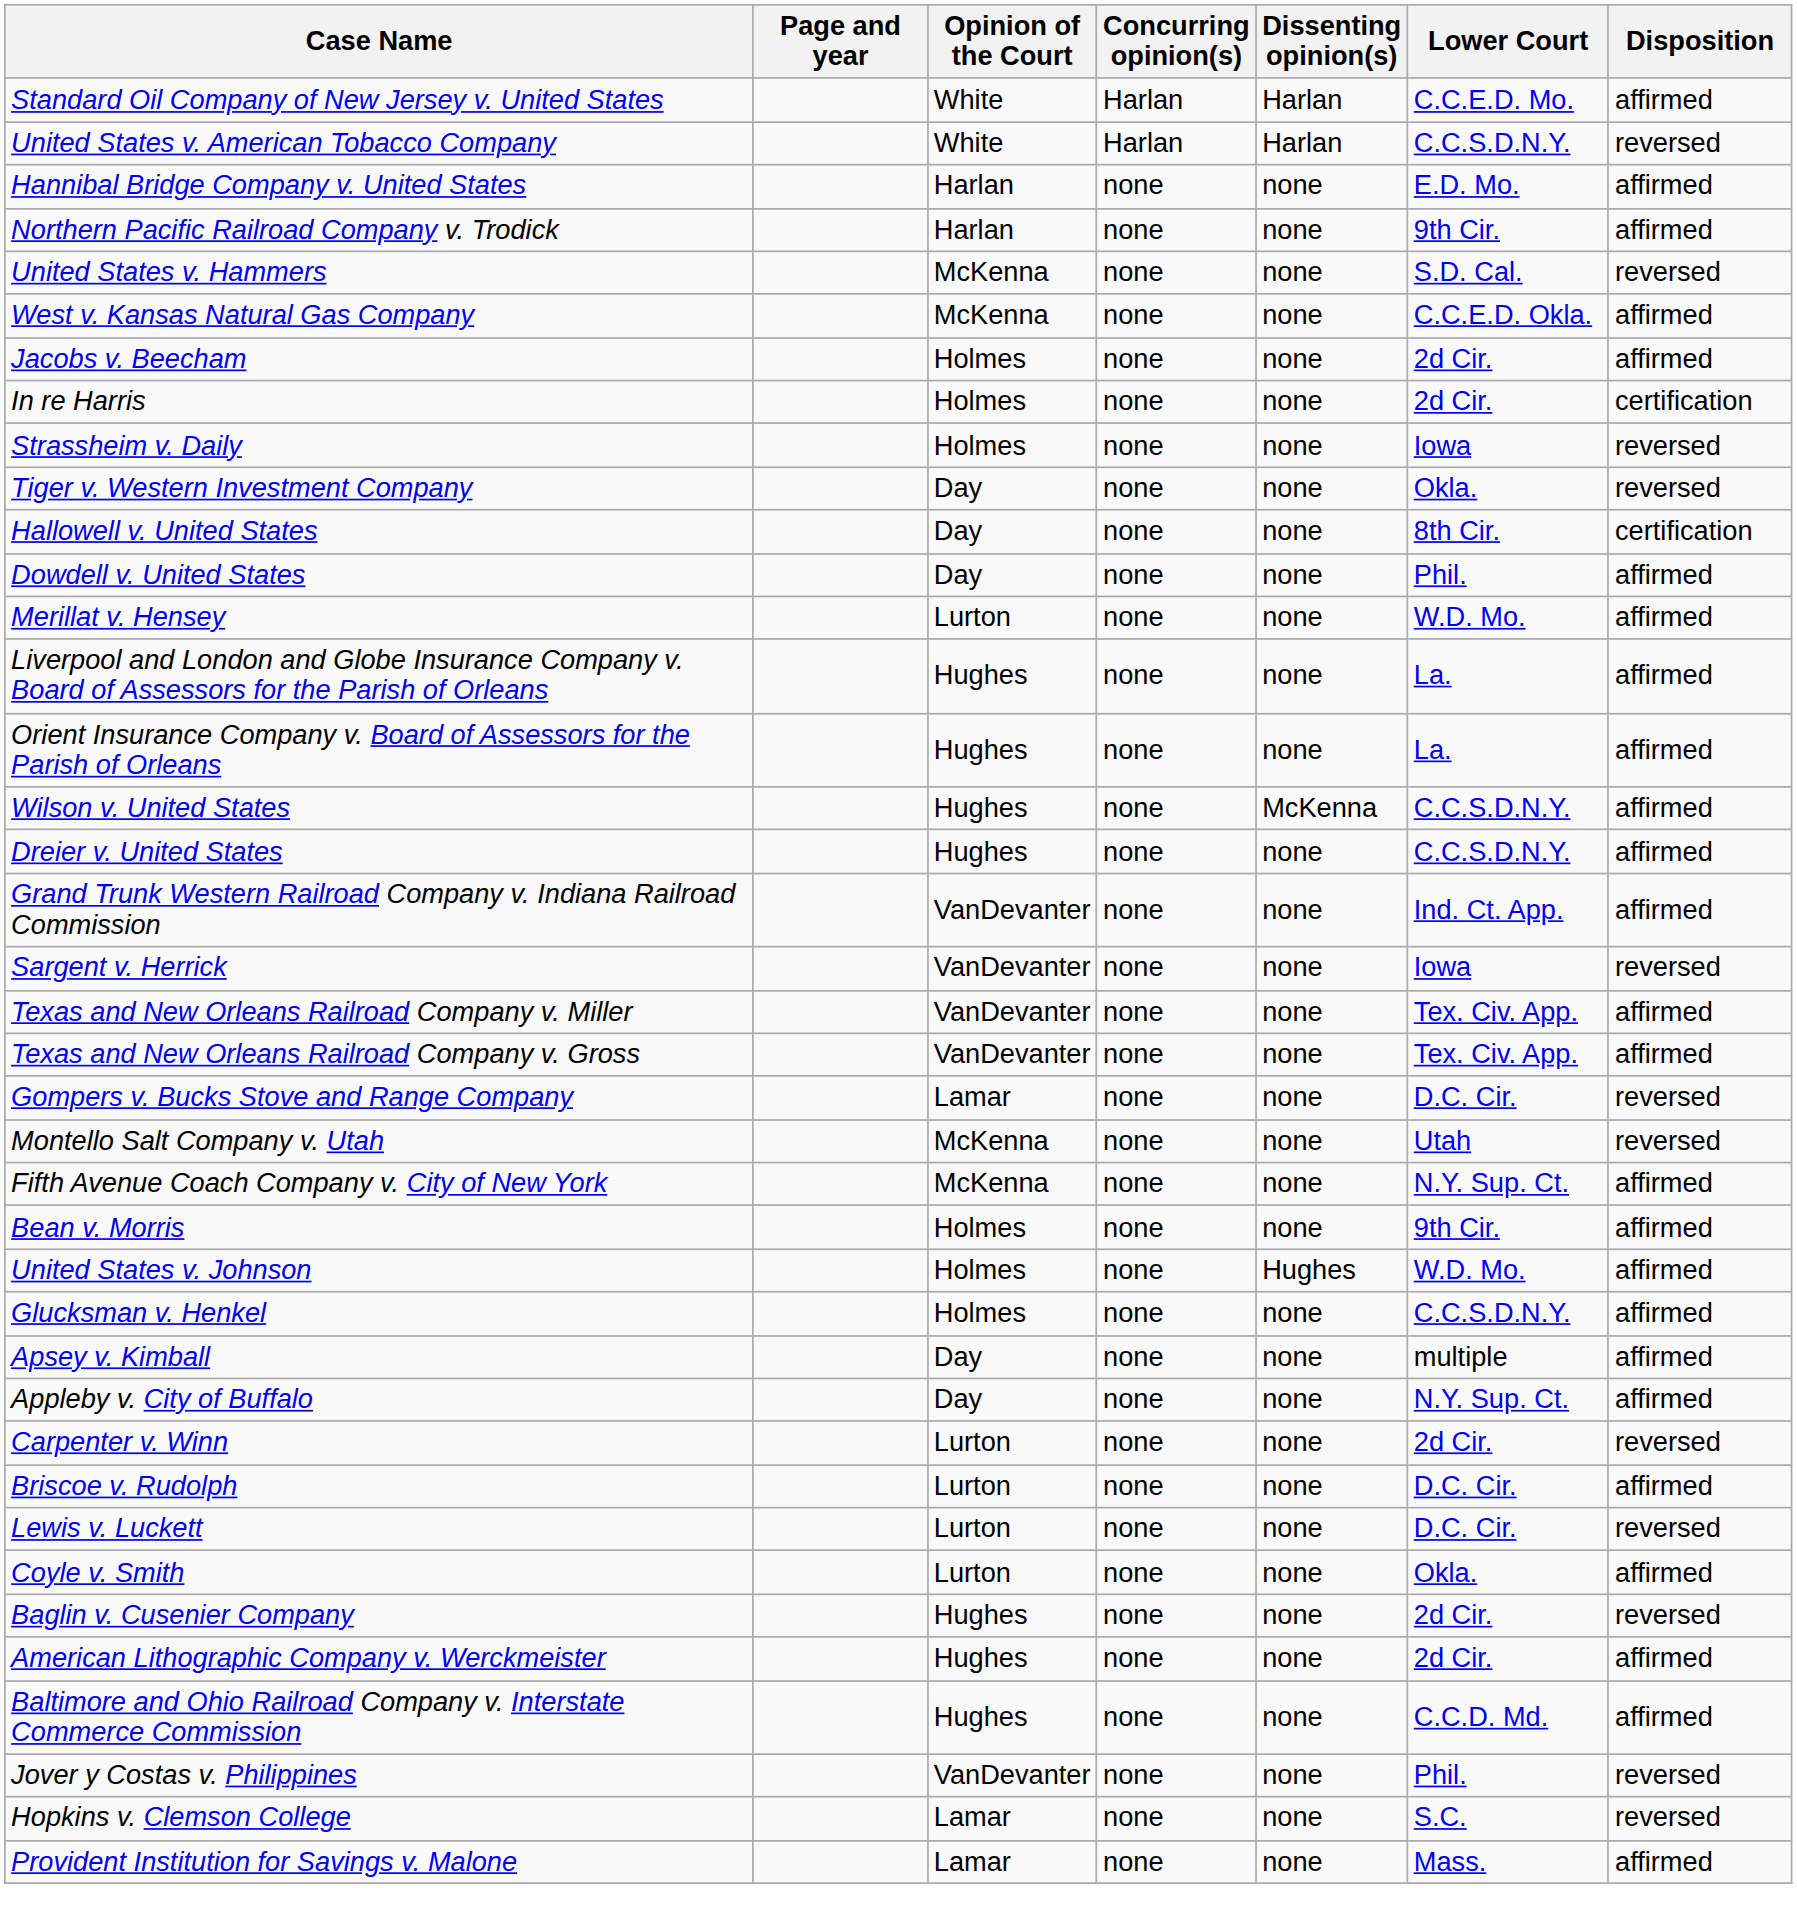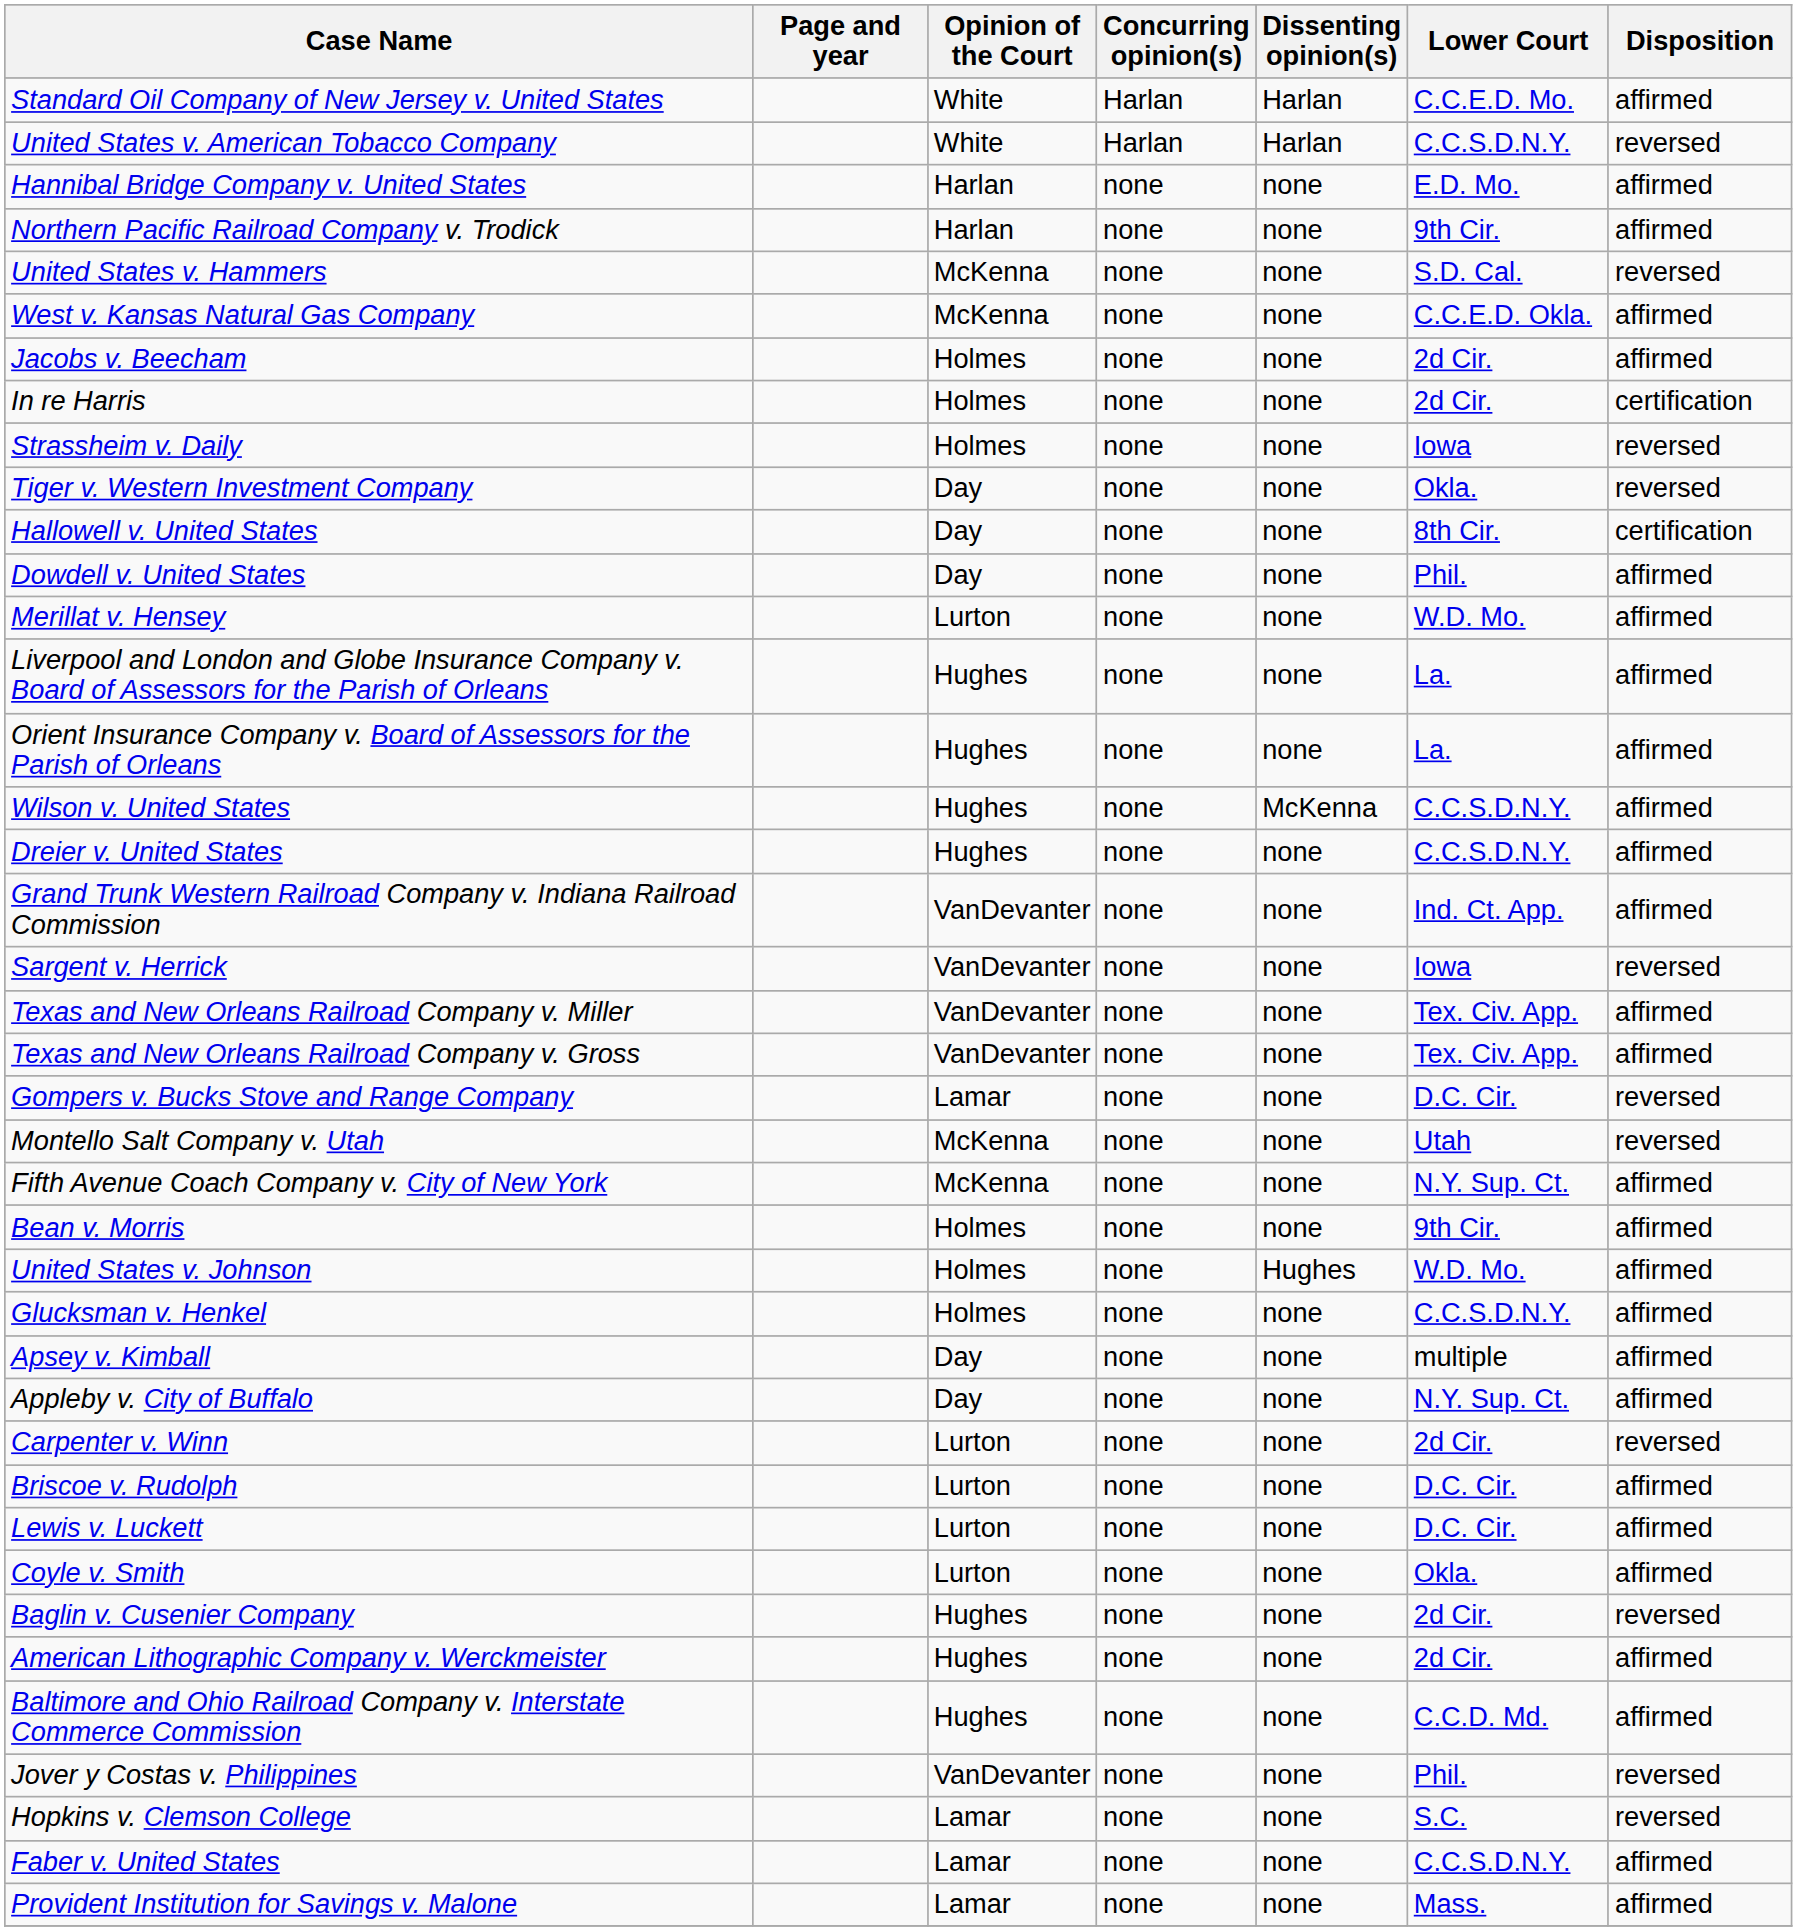(1668, 1528) reversed -> (1664, 1528) affirmed
+ row: (145, 1861)
